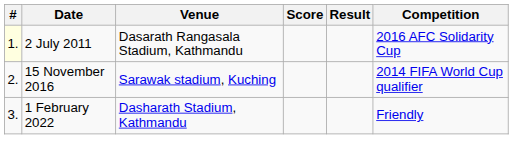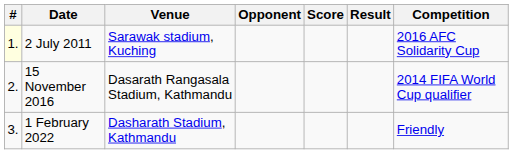+ column: (270, 15)
(181, 43) Dasarath Rangasala Stadium, Kathmandu -> (161, 43) Sarawak stadium, Kuching
(197, 79) Sarawak stadium, Kuching -> (170, 87) Dasarath Rangasala Stadium, Kathmandu
